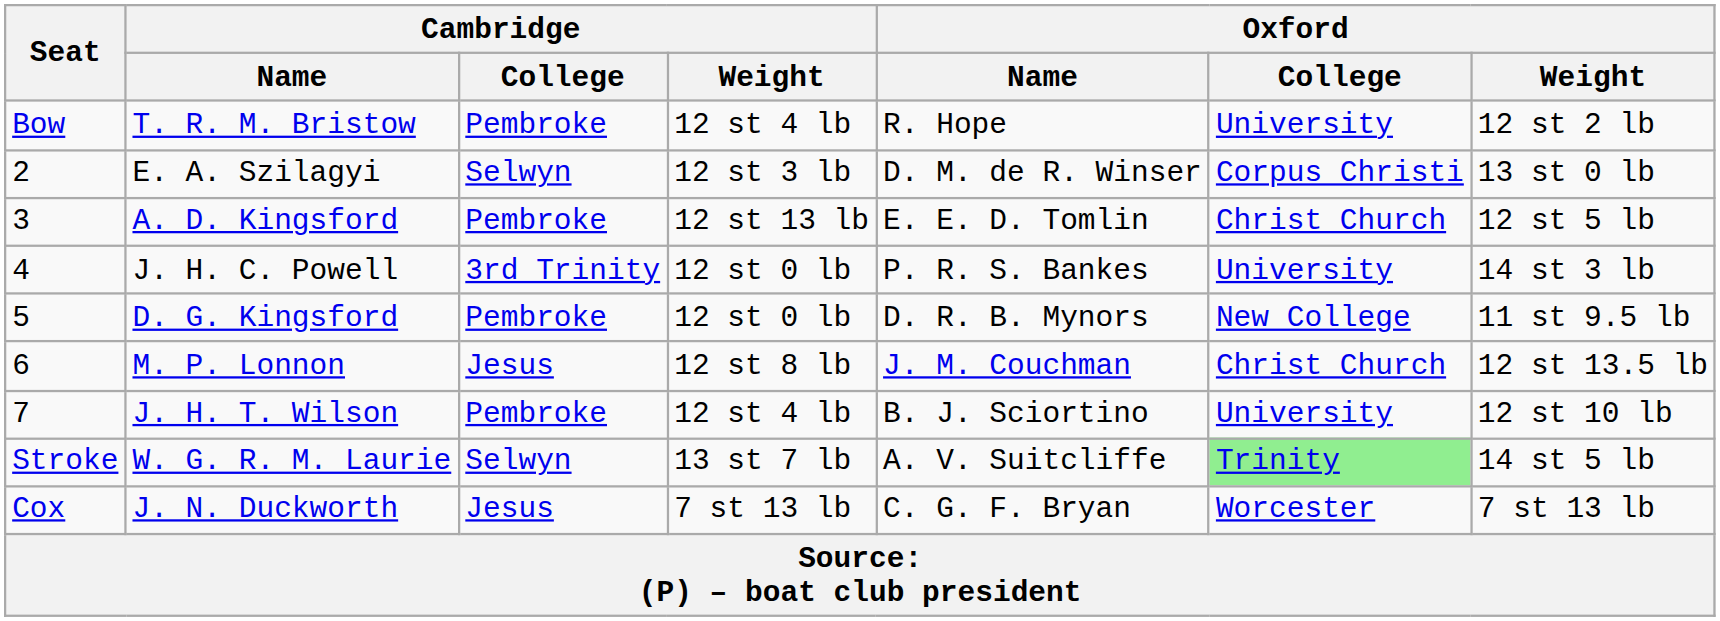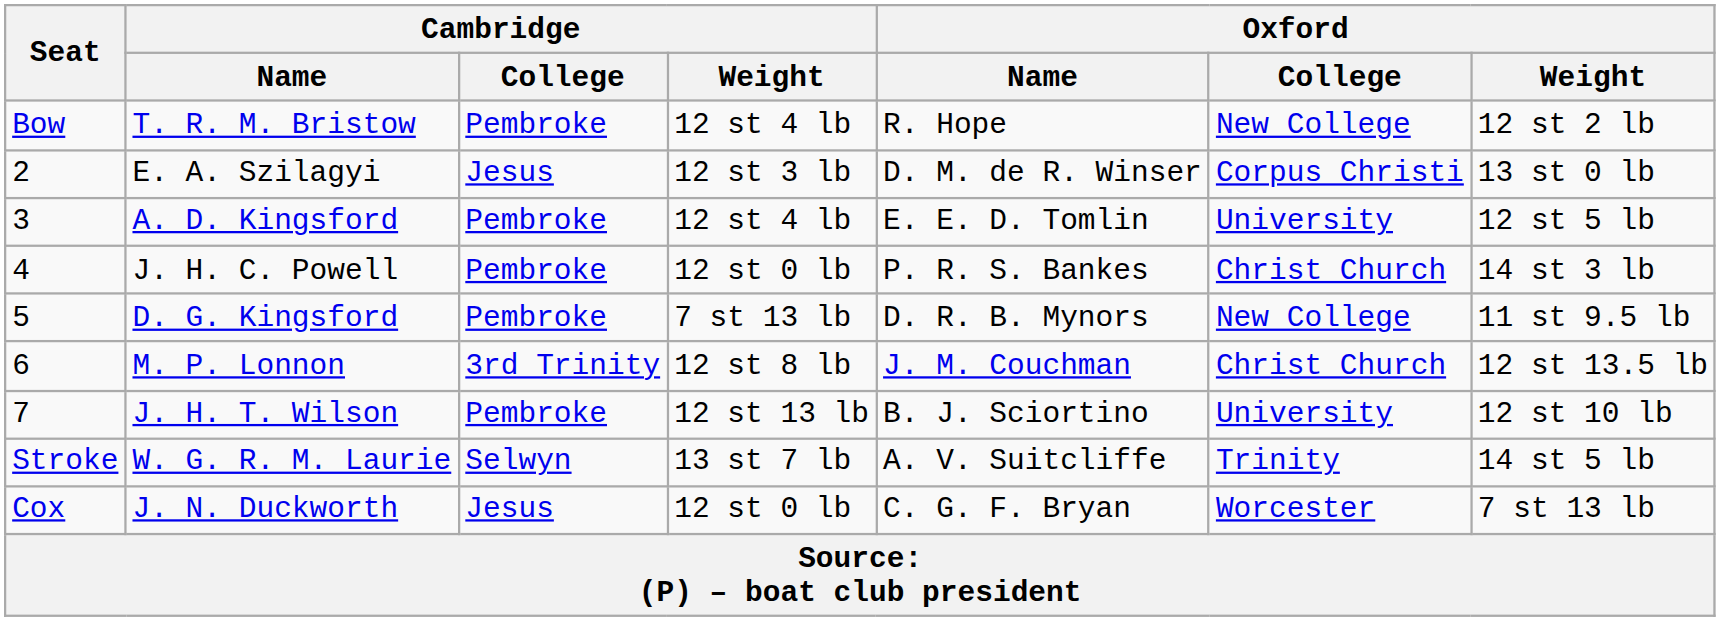(1304, 125) University -> (1313, 125) New College
(518, 173) Selwyn -> (510, 173) Jesus
(772, 222) 12 st 13 lb -> (763, 222) 12 st 4 lb
(1331, 222) Christ Church -> (1304, 222) University
(563, 270) 3rd Trinity -> (536, 270) Pembroke
(1304, 270) University -> (1331, 270) Christ Church
(763, 318) 12 st 0 lb -> (763, 318) 7 st 13 lb
(510, 366) Jesus -> (563, 366) 3rd Trinity
(763, 414) 12 st 4 lb -> (772, 414) 12 st 13 lb
(1278, 462) lightgreen background -> (1278, 462) no background
(763, 510) 7 st 13 lb -> (763, 510) 12 st 0 lb
